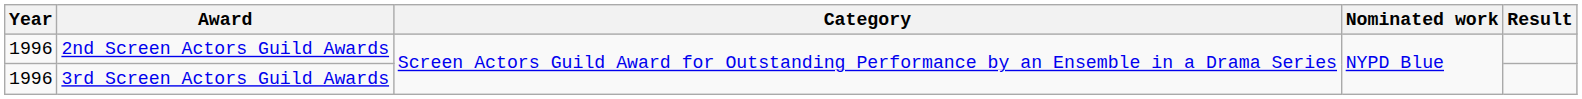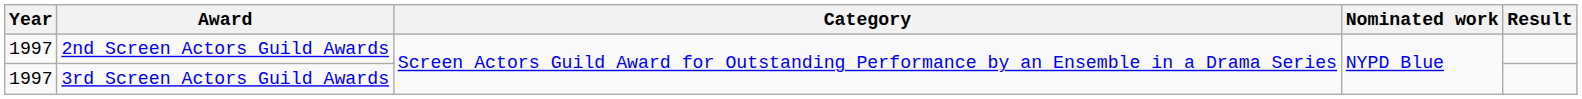(31, 49) 1996 -> (31, 49) 1997
(31, 79) 1996 -> (31, 79) 1997
